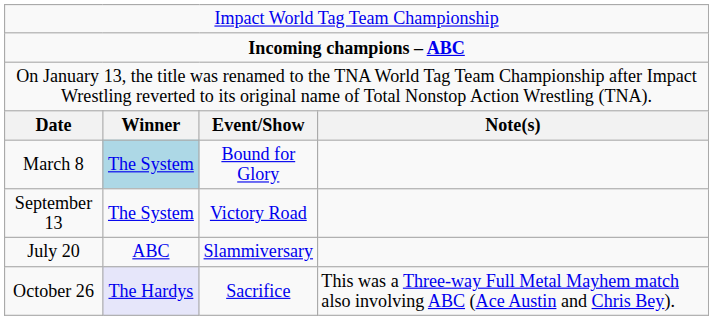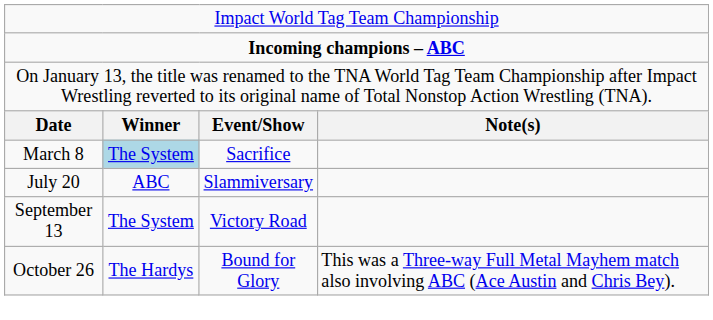(258, 164) Bound for Glory -> (258, 153) Sacrifice
rows swapped: (53, 251) <-> (53, 213)
(151, 290) lavender background -> (151, 270) no background
(258, 290) Sacrifice -> (258, 270) Bound for Glory
